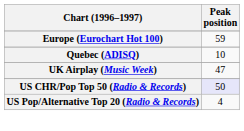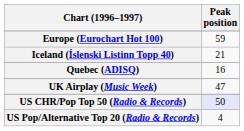+ row: (103, 54)
(220, 54) 10 -> (220, 70) 16
